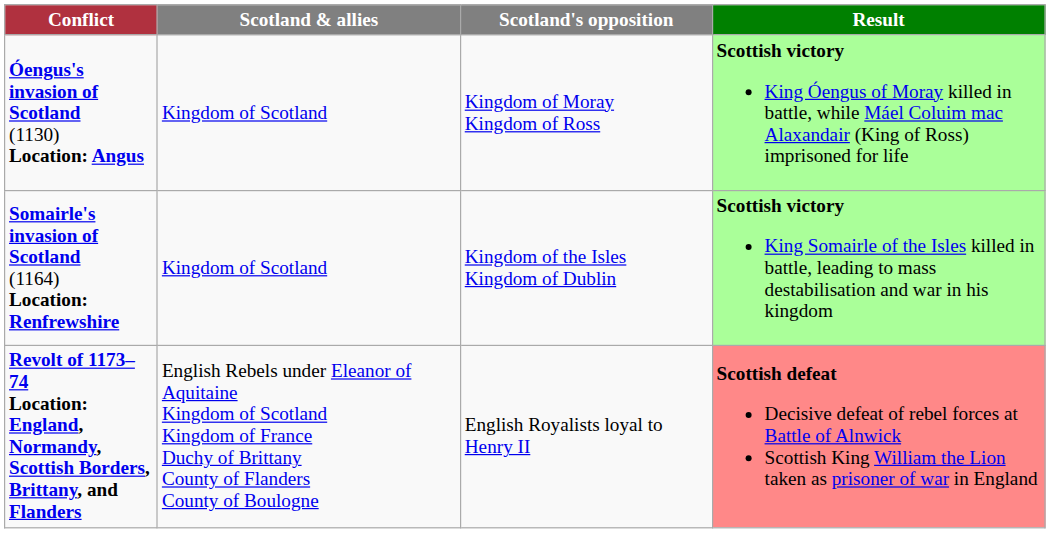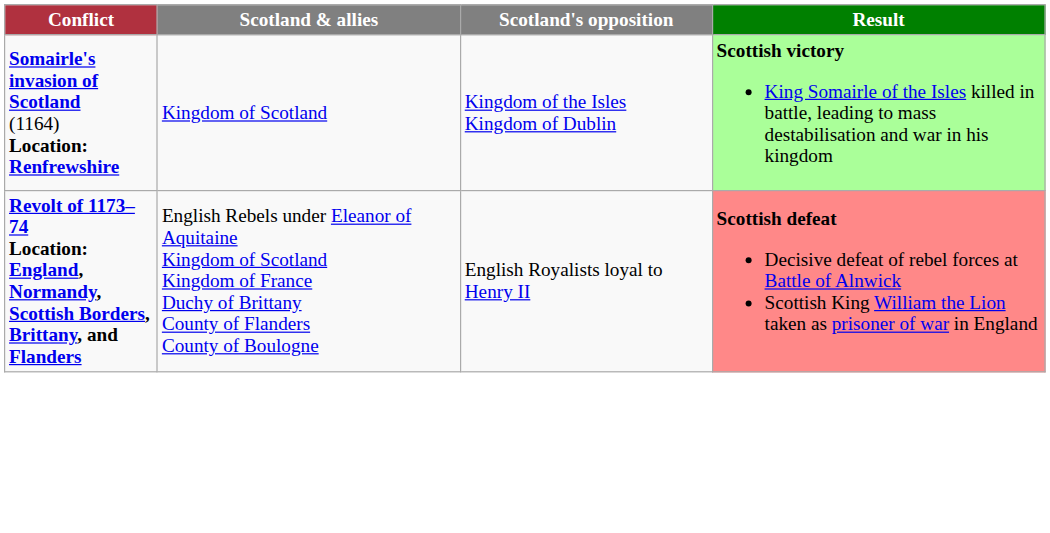- row: (77, 112)
